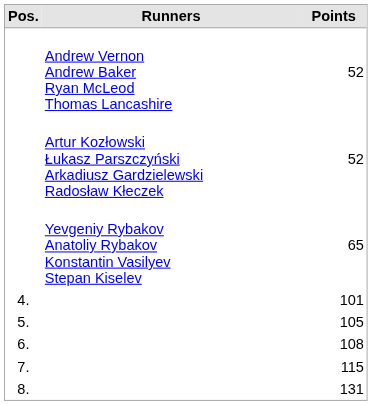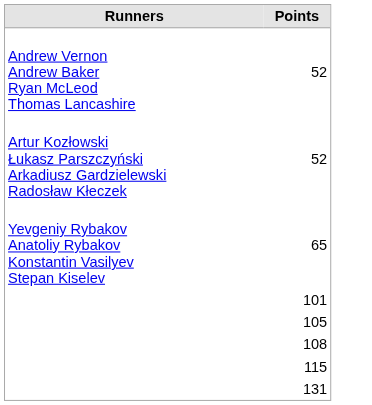- column: (23, 16)
